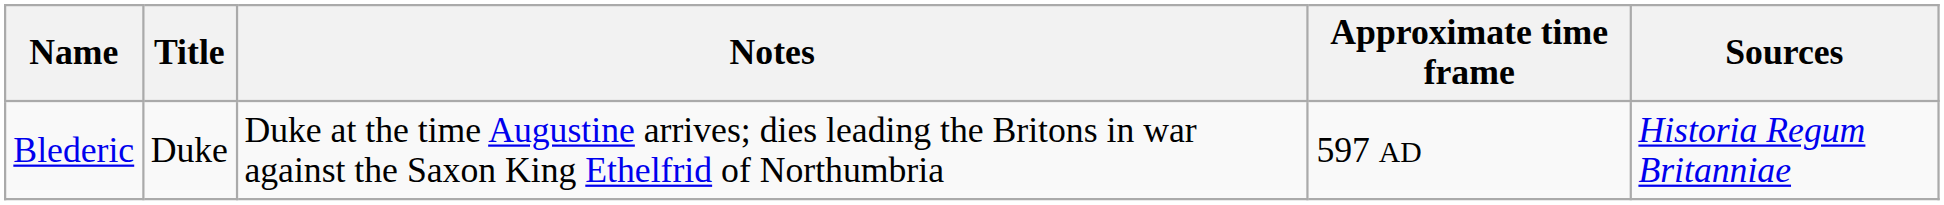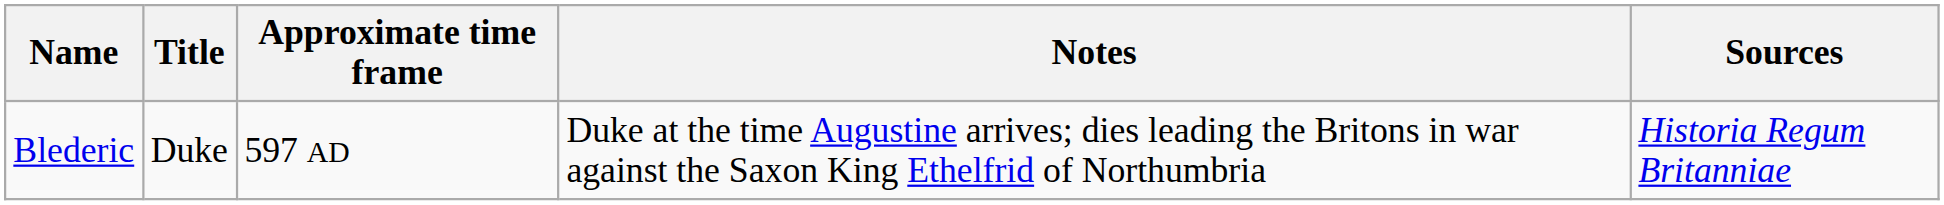columns swapped: (772, 52) <-> (1469, 52)
